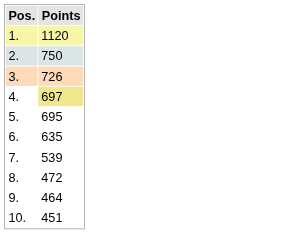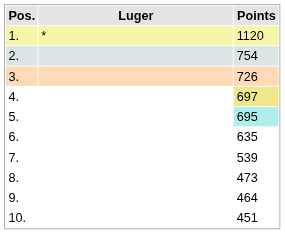+ column: (136, 15)
(52, 56) 750 -> (247, 56) 754
(52, 117) no background -> (247, 117) paleturquoise background
(52, 177) 472 -> (247, 177) 473
